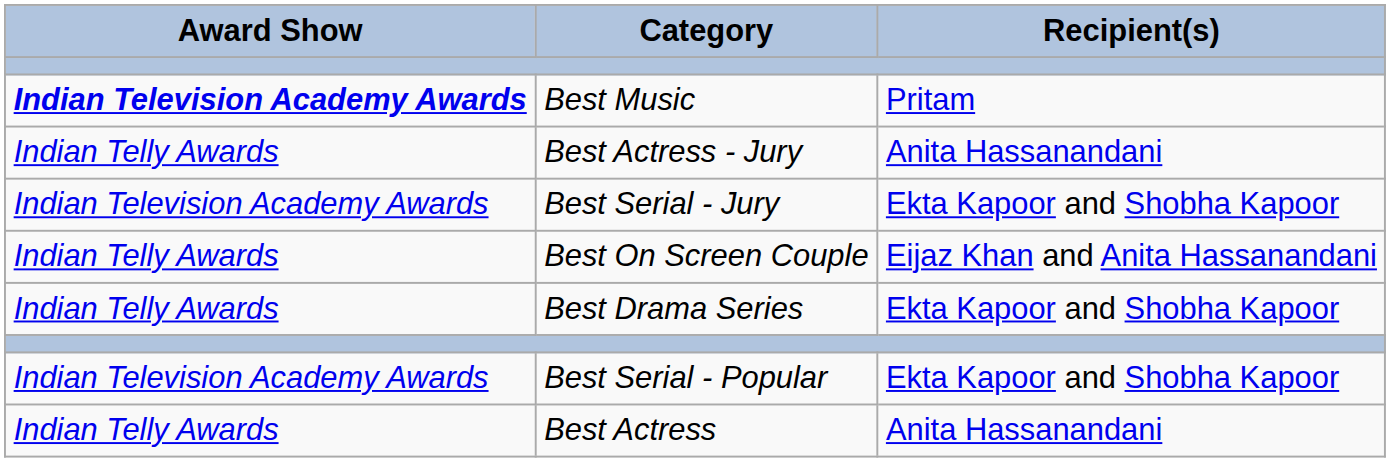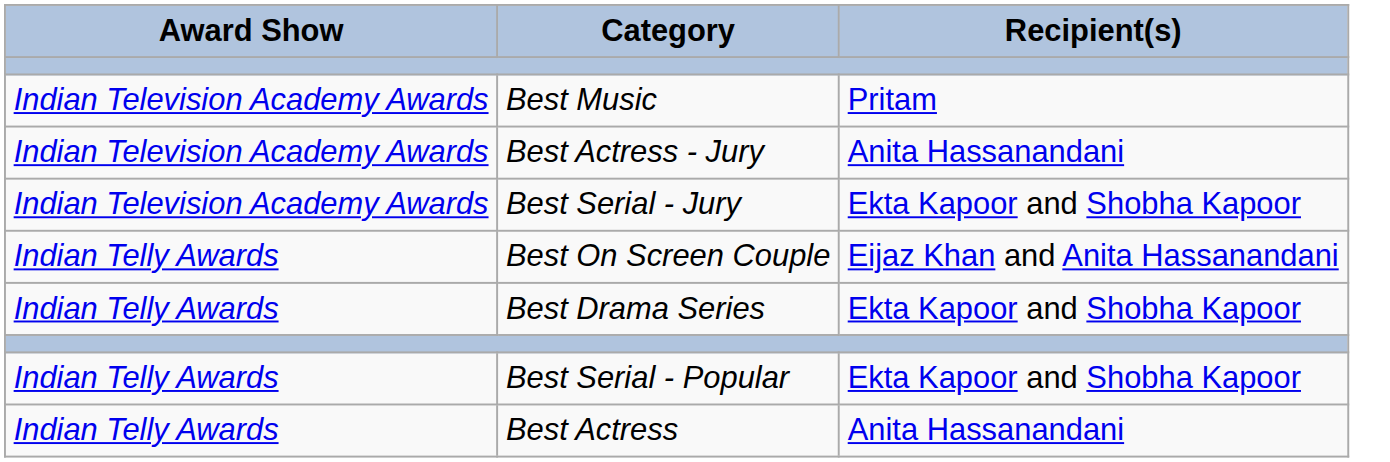(270, 100) bold -> (251, 100) normal
(146, 152) Indian Telly Awards -> (251, 152) Indian Television Academy Awards
(251, 377) Indian Television Academy Awards -> (146, 377) Indian Telly Awards
